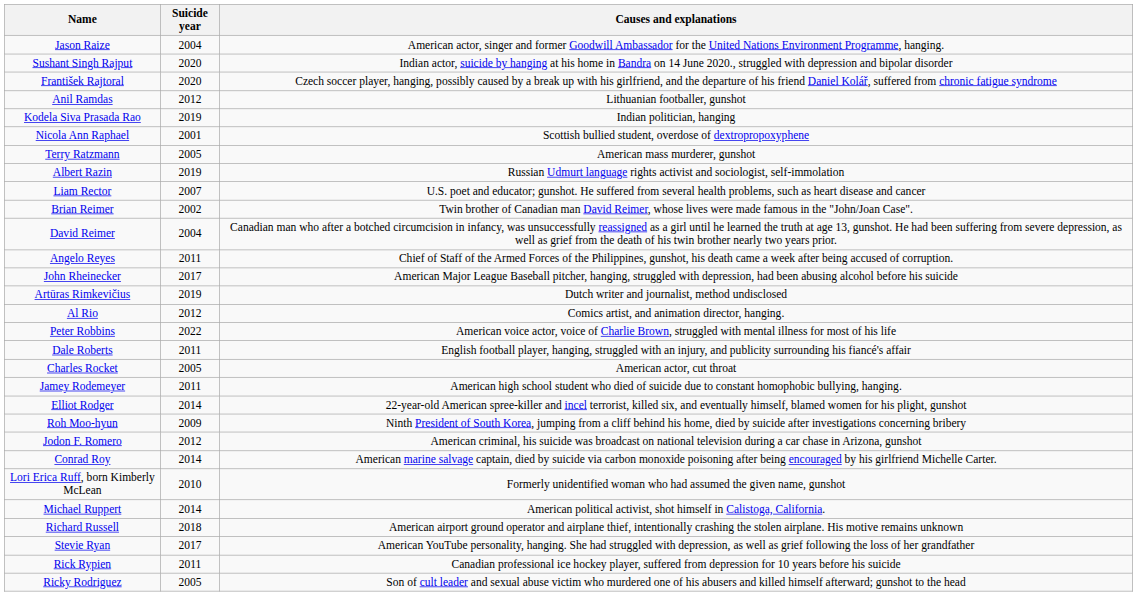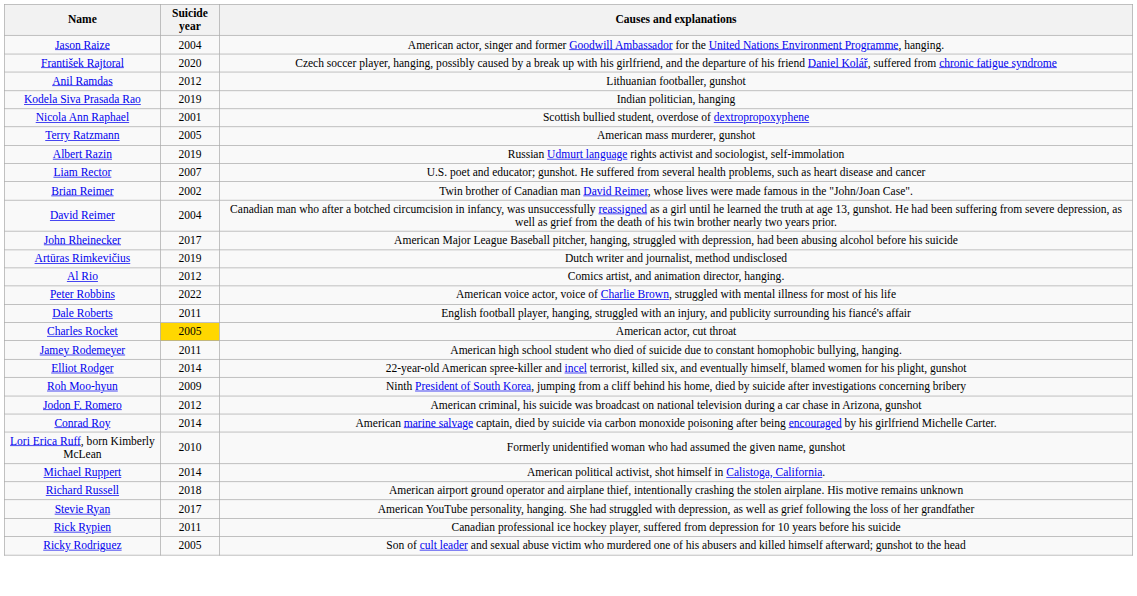- row: (82, 63)
- row: (82, 258)
(190, 368) no background -> (190, 331) gold background
